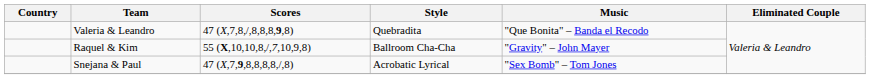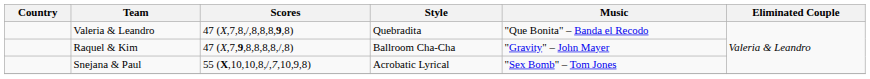(257, 47) 55 (X,10,10,8,/,7,10,9,8) -> (248, 47) 47 (X,7,9,8,8,8,8,/,8)
(248, 64) 47 (X,7,9,8,8,8,8,/,8) -> (257, 64) 55 (X,10,10,8,/,7,10,9,8)
